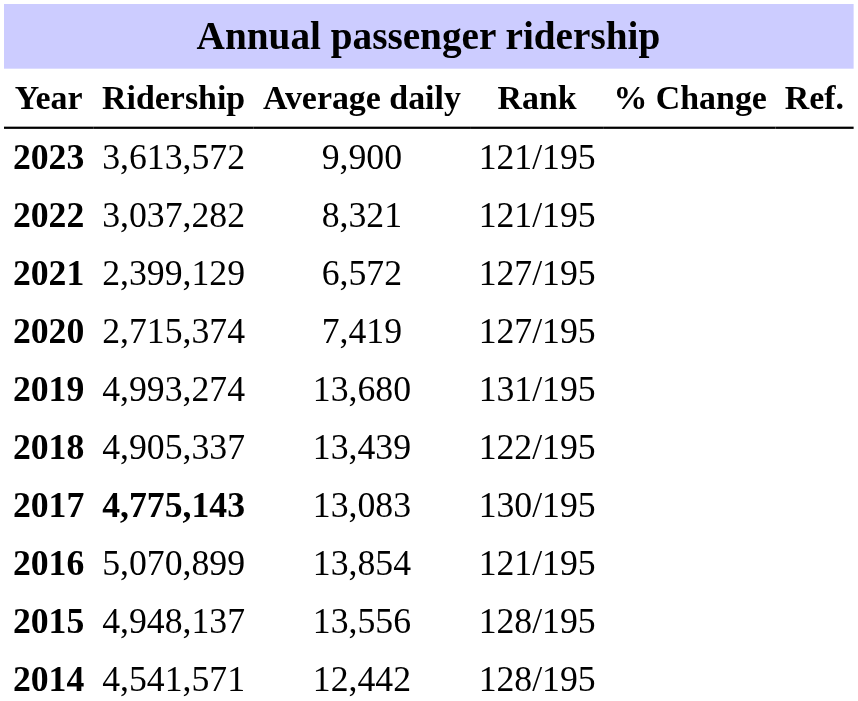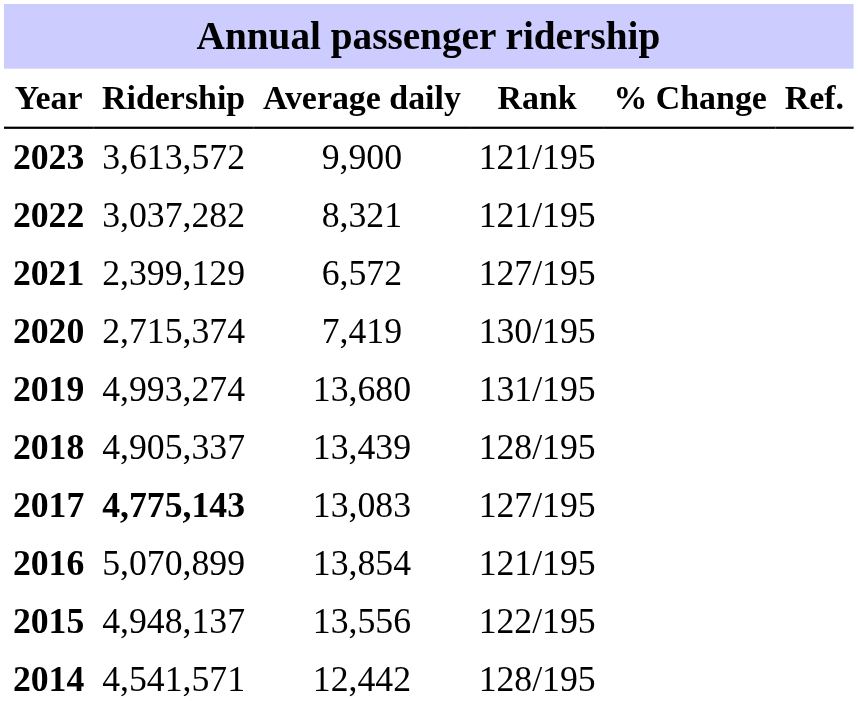(537, 331) 127/195 -> (537, 331) 130/195
(537, 447) 122/195 -> (537, 447) 128/195
(537, 505) 130/195 -> (537, 505) 127/195
(537, 621) 128/195 -> (537, 621) 122/195
